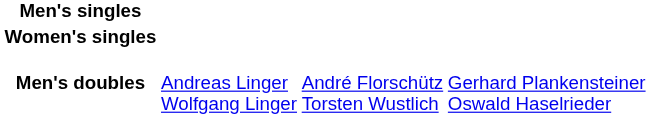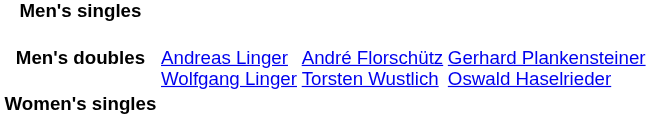rows swapped: (80, 83) <-> (80, 36)
